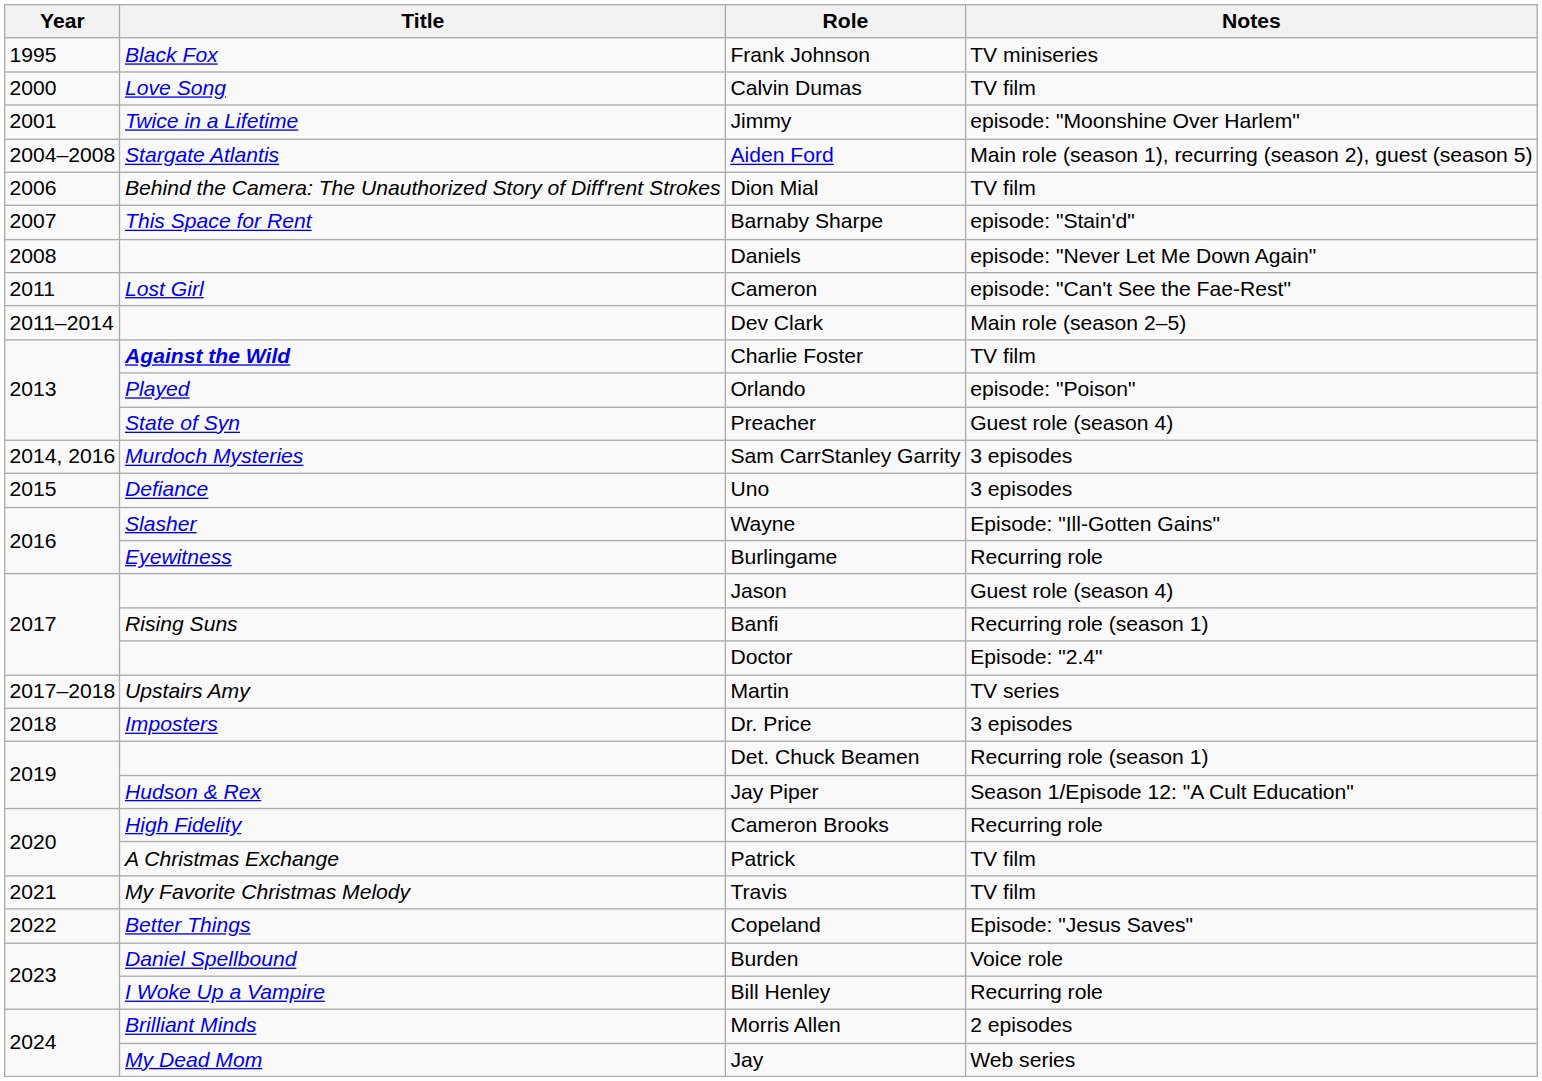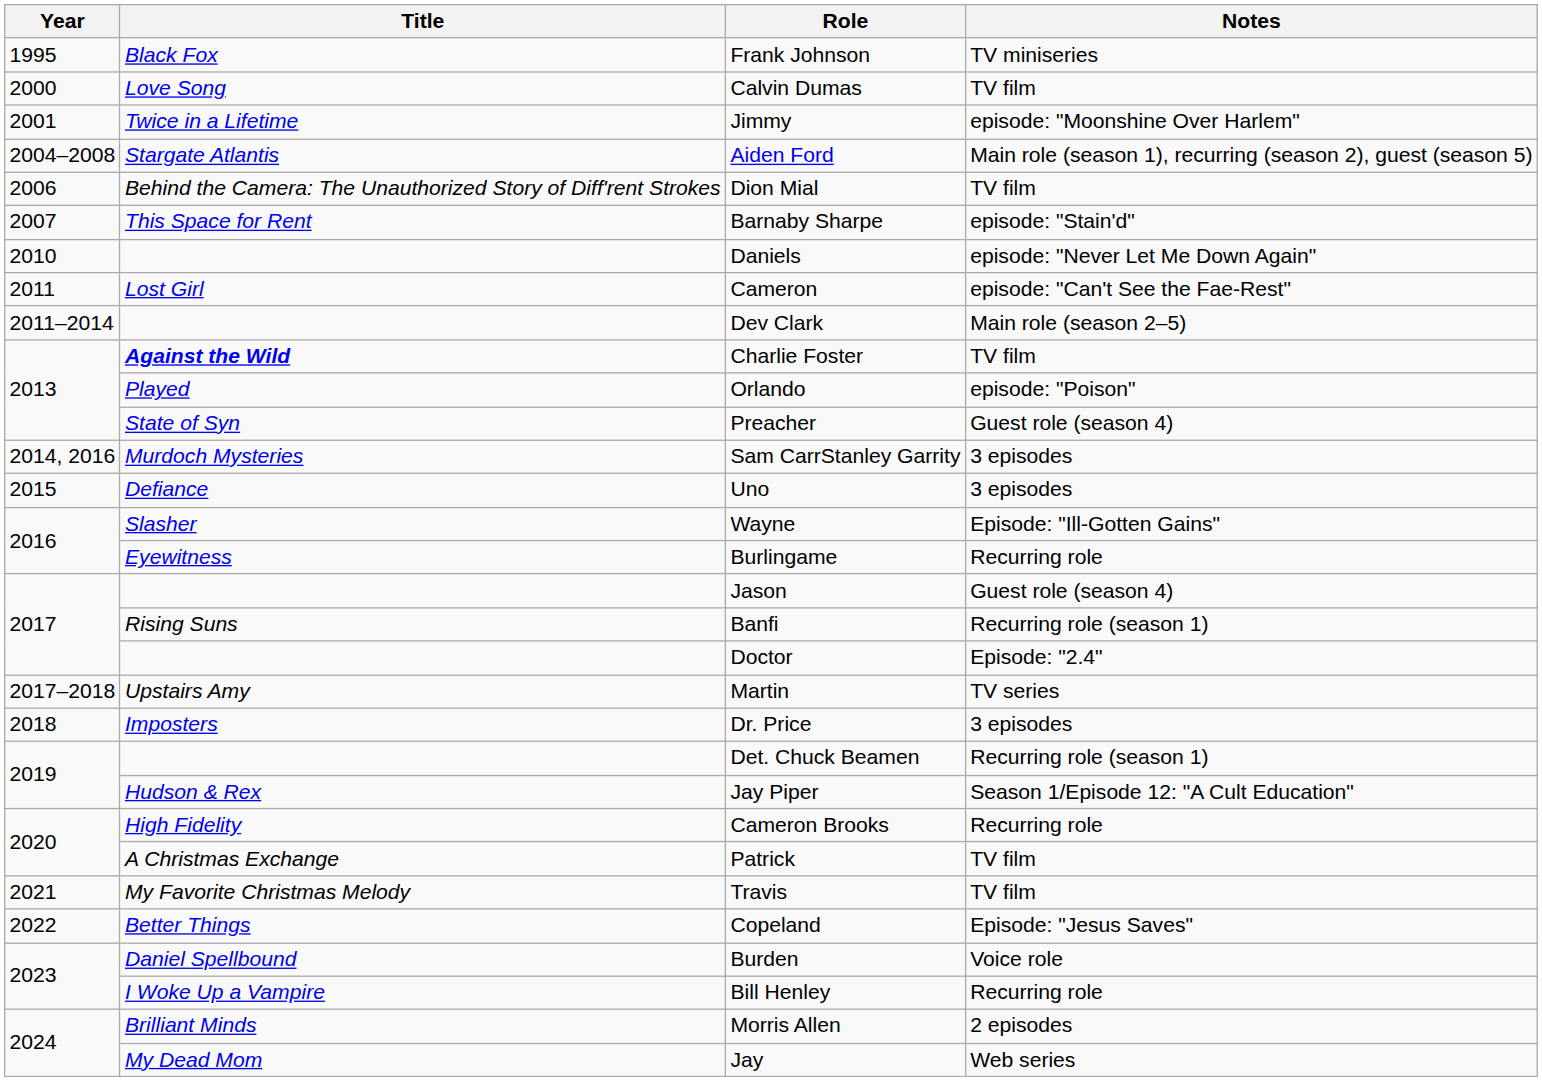(33, 255) 2008 -> (33, 255) 2010
